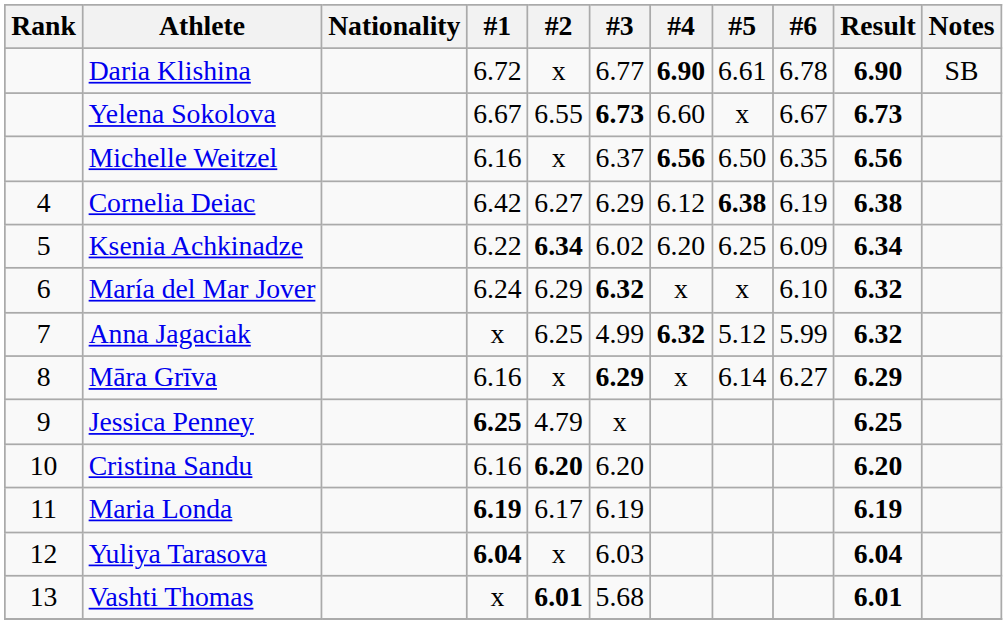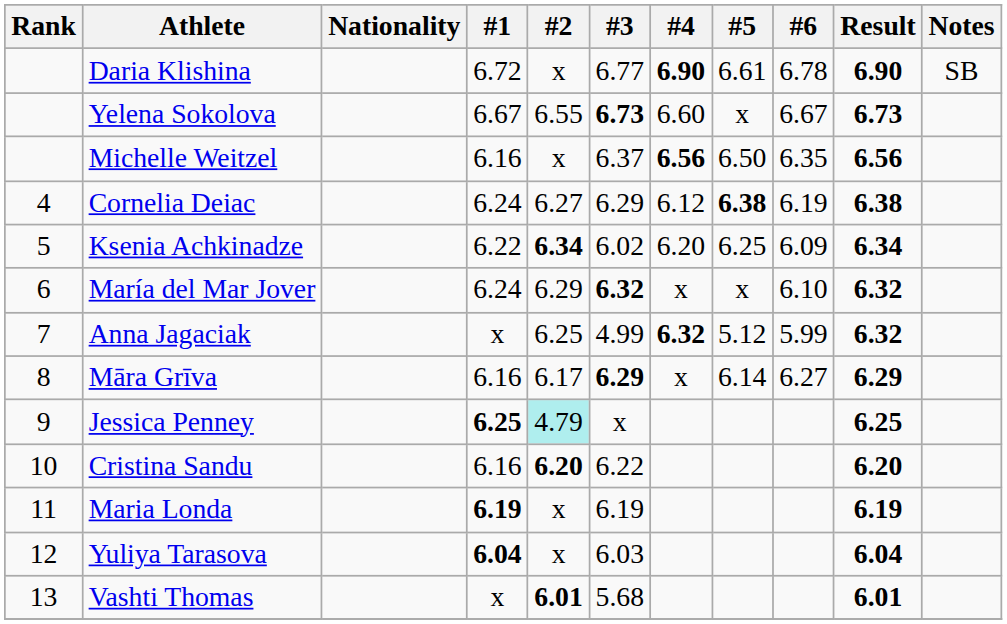(497, 202) 6.42 -> (497, 202) 6.24
(559, 377) x -> (559, 377) 6.17
(559, 421) no background -> (559, 421) paleturquoise background
(620, 465) 6.20 -> (620, 465) 6.22
(559, 509) 6.17 -> (559, 509) x
